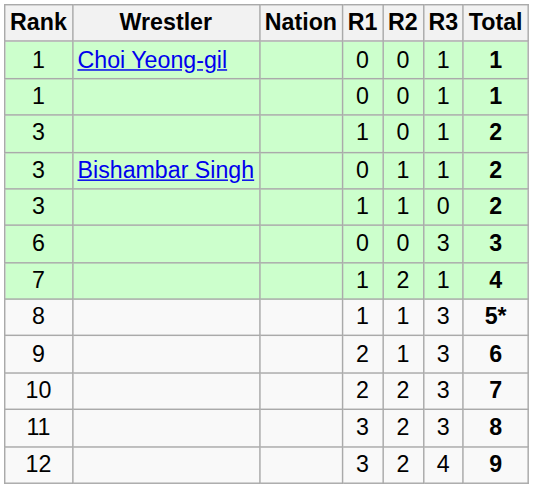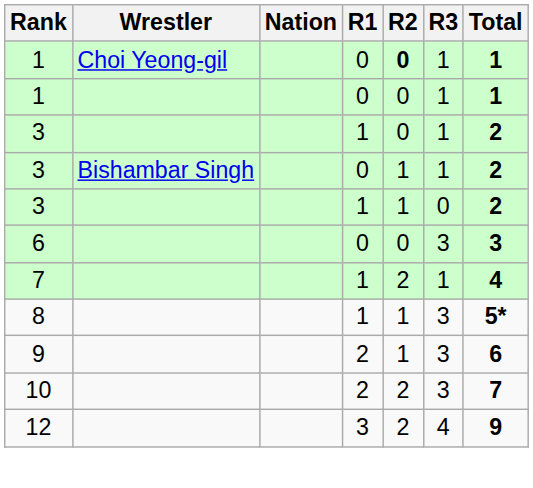(403, 59) normal -> (403, 59) bold
- row: (38, 427)
